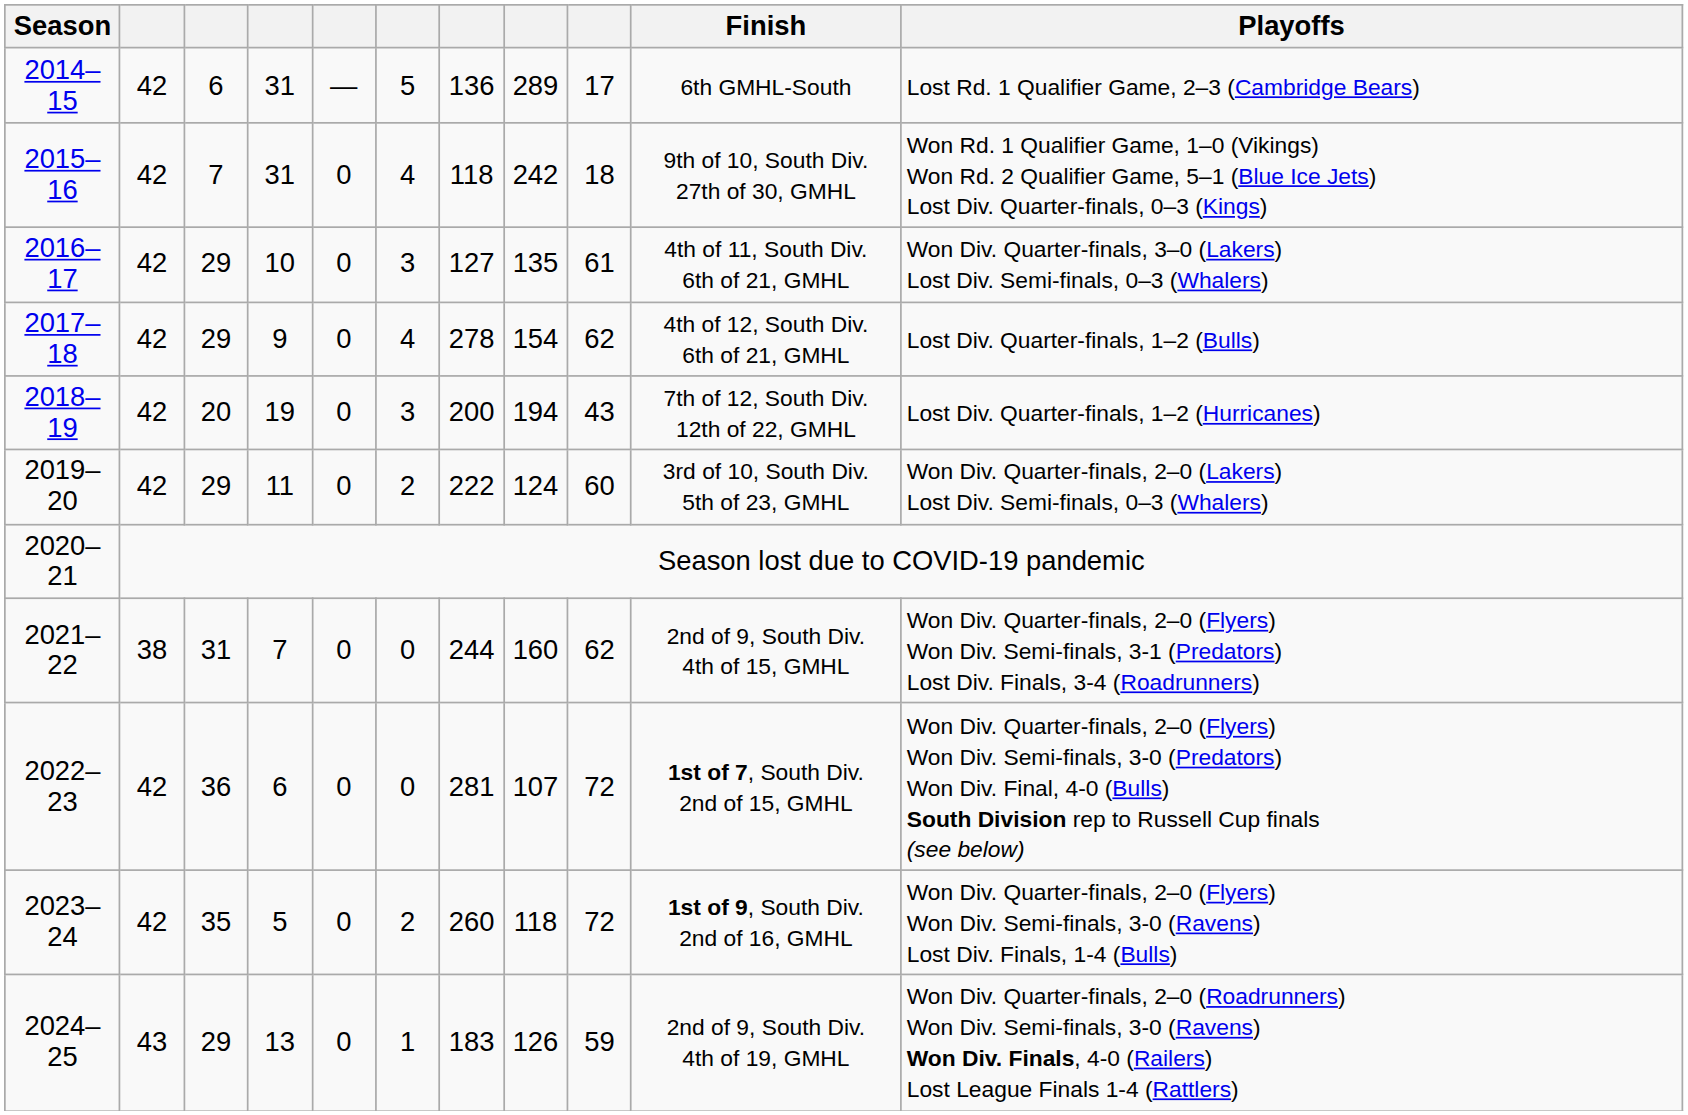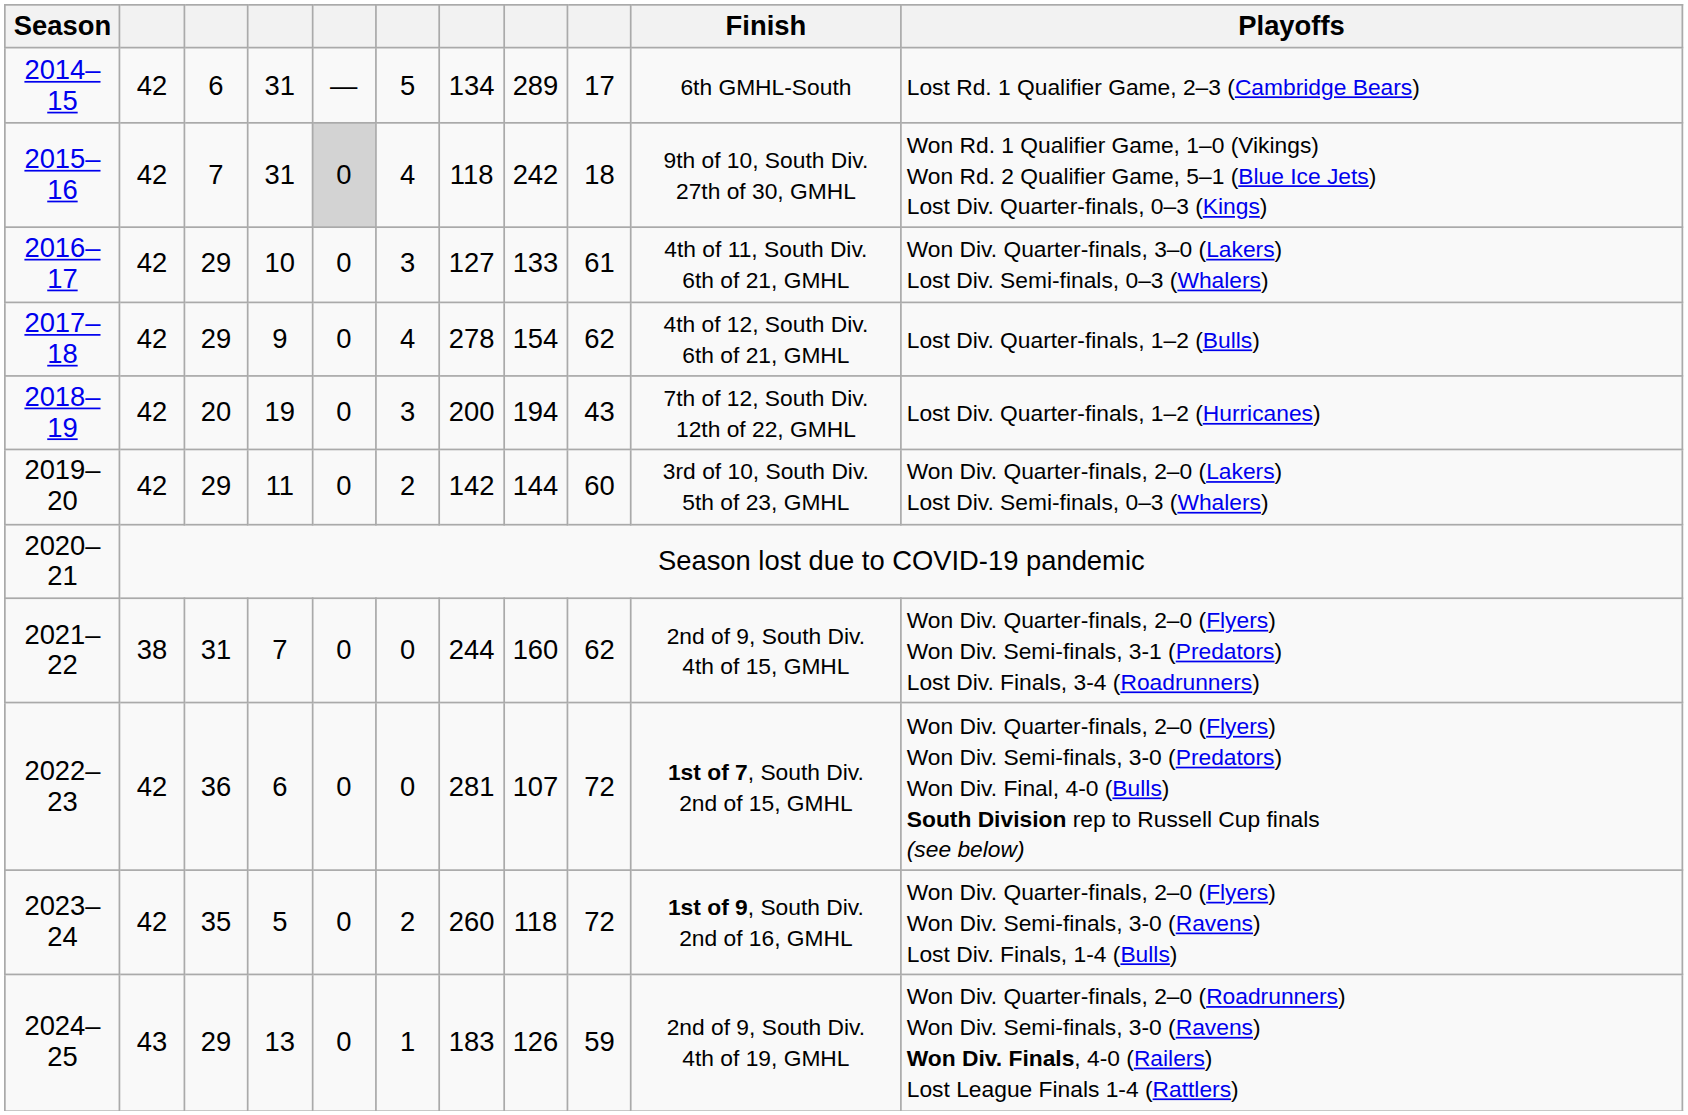(472, 84) 136 -> (472, 84) 134
(344, 174) no background -> (344, 174) lightgrey background
(535, 264) 135 -> (535, 264) 133
(472, 486) 222 -> (472, 486) 142
(535, 486) 124 -> (535, 486) 144
